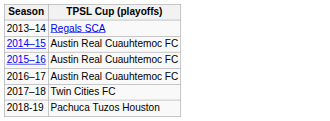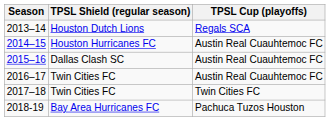+ column: (120, 12)
